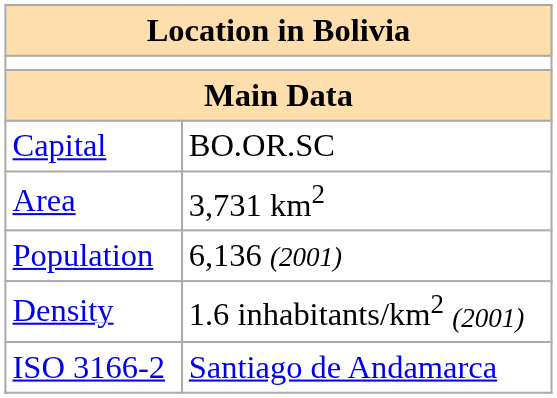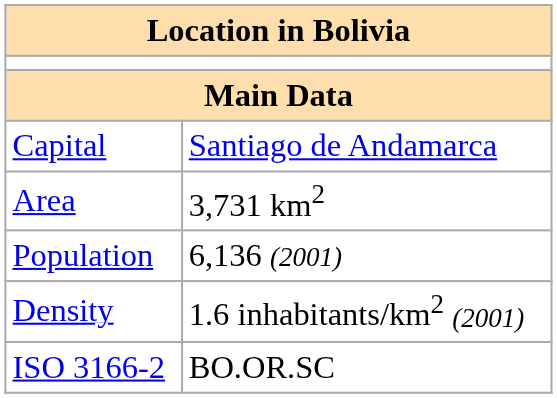(262, 145) BO.OR.SC -> (343, 145) Santiago de Andamarca
(343, 366) Santiago de Andamarca -> (262, 366) BO.OR.SC
